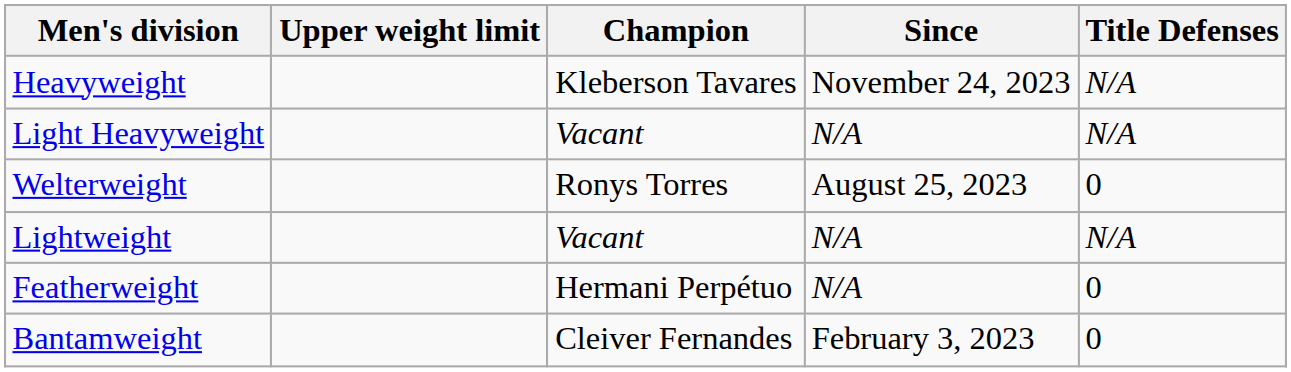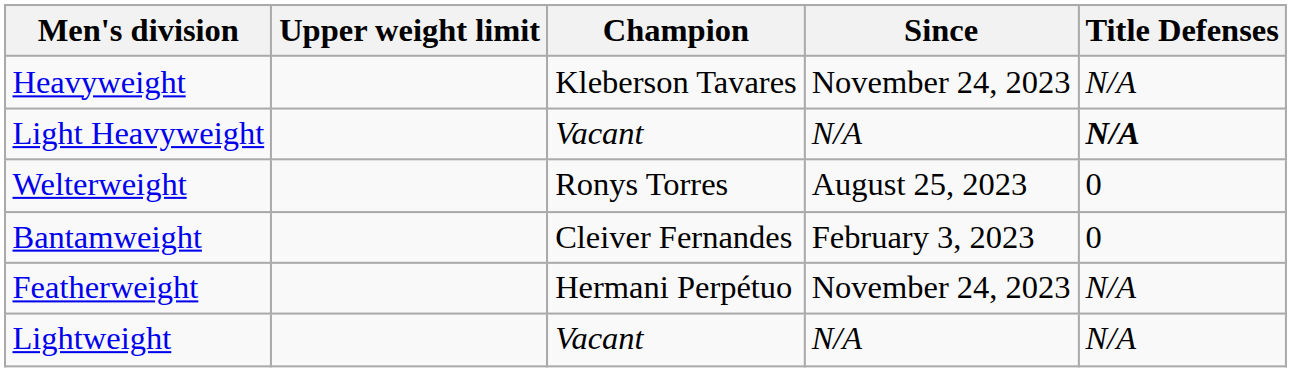(1111, 133) normal -> (1113, 133) bold
rows swapped: (92, 236) <-> (107, 339)
(837, 287) N/A -> (941, 287) November 24, 2023
(1094, 287) 0 -> (1111, 287) N/A
